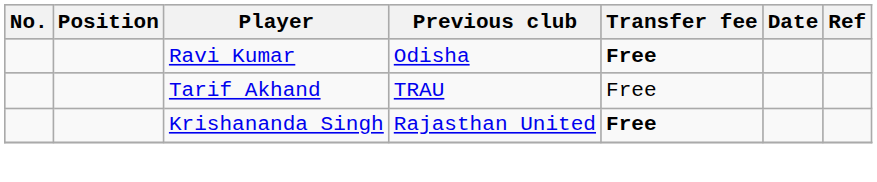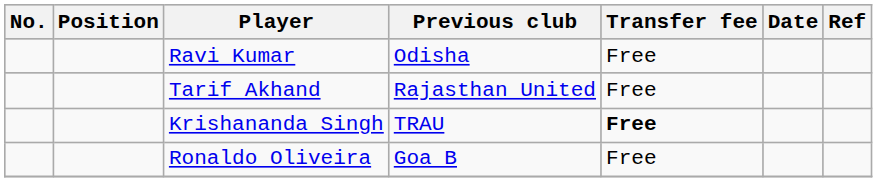(631, 56) bold -> (631, 56) normal
(419, 91) TRAU -> (495, 91) Rajasthan United
(495, 125) Rajasthan United -> (419, 125) TRAU
+ row: (270, 159)
